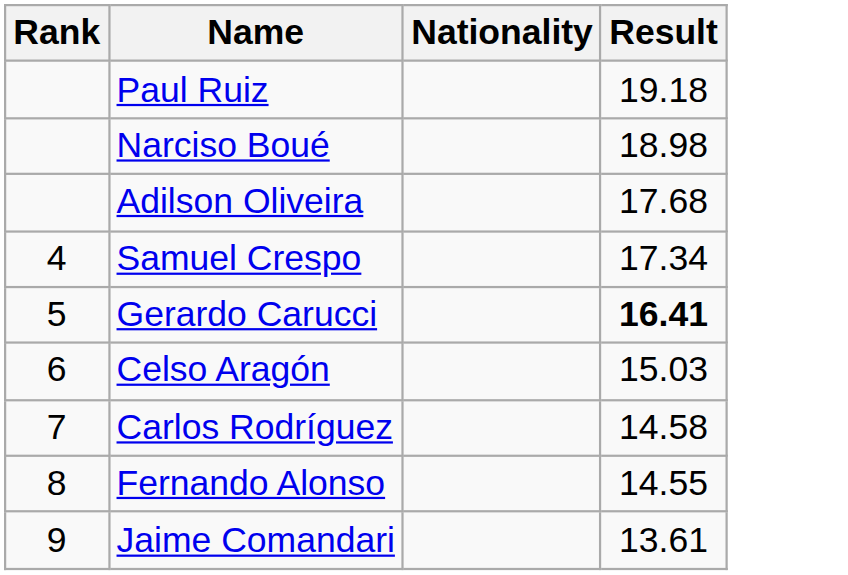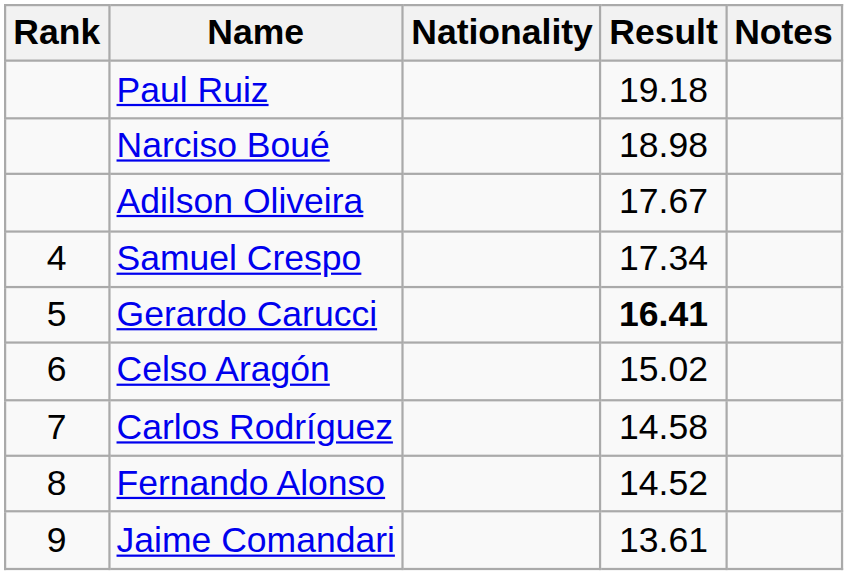+ column: (784, 32)
(663, 201) 17.68 -> (663, 201) 17.67
(663, 370) 15.03 -> (663, 370) 15.02
(663, 483) 14.55 -> (663, 483) 14.52
